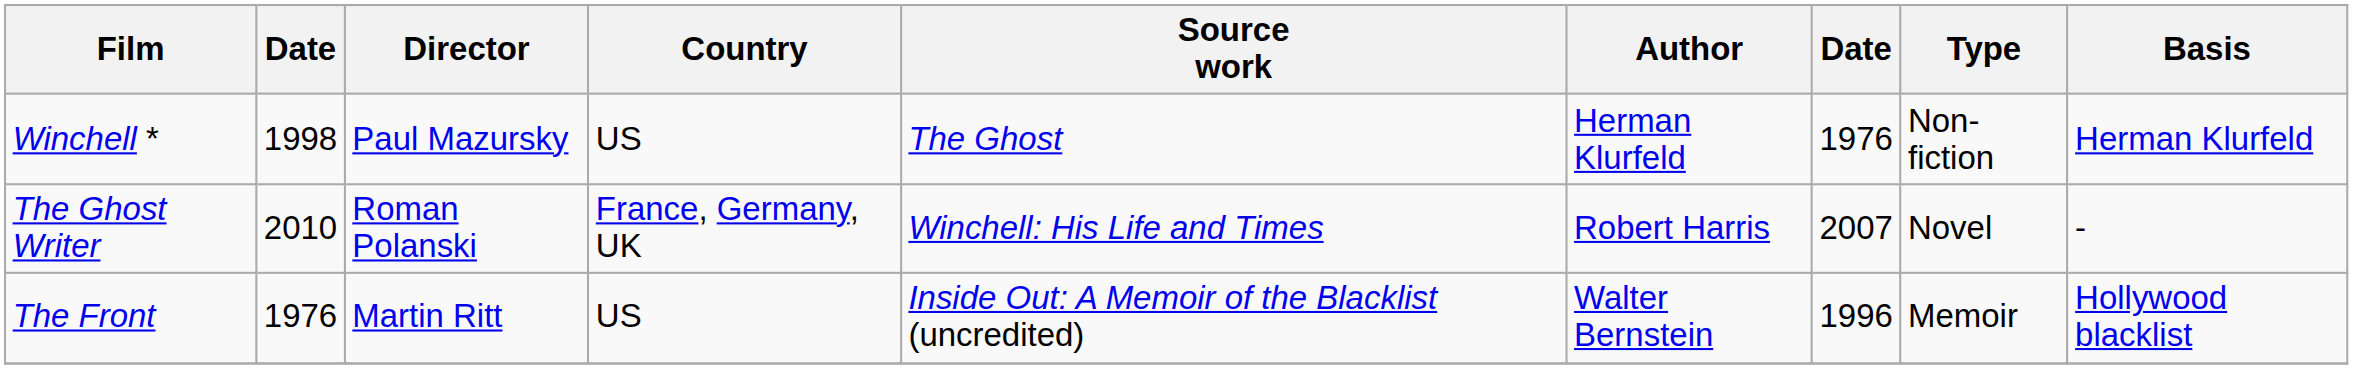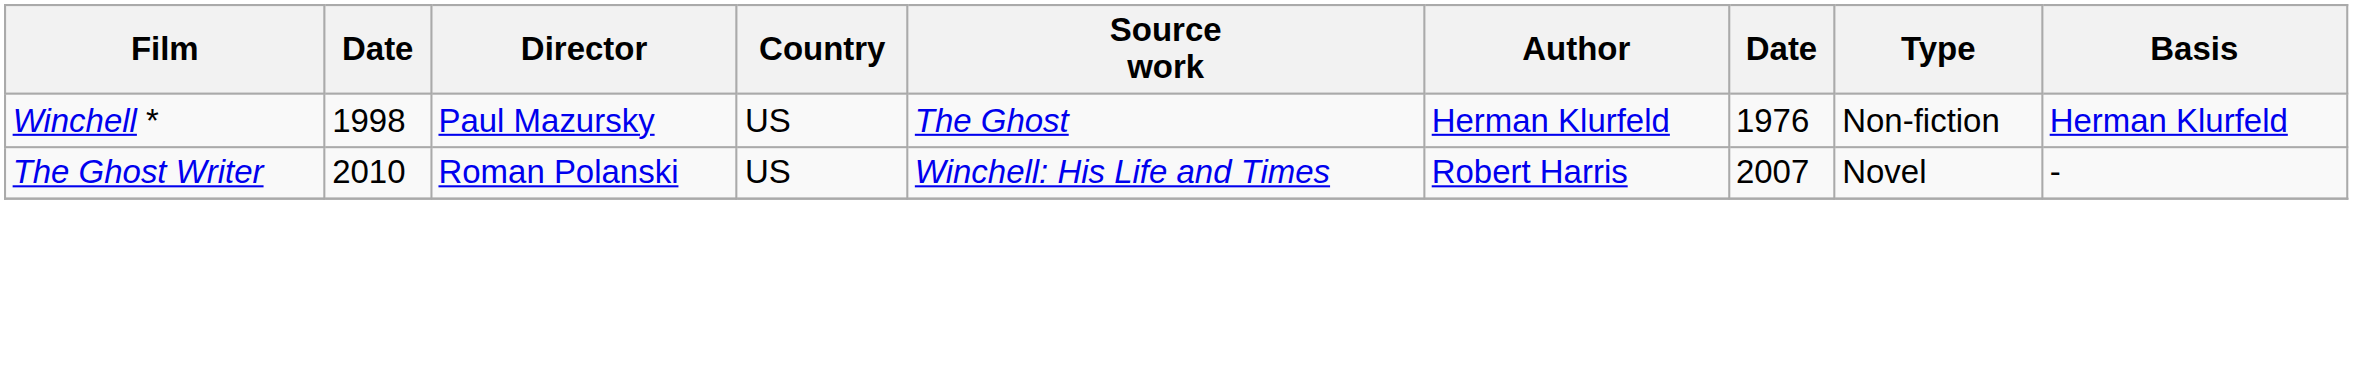(727, 227) France, Germany, UK -> (768, 172) US
- row: (84, 317)
